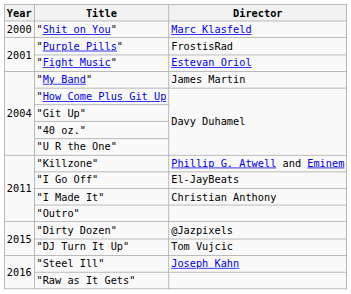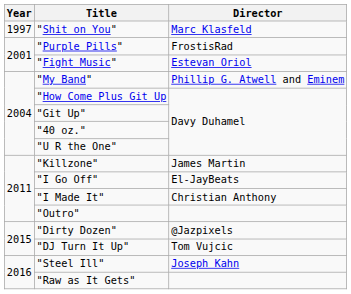(19, 30) 2000 -> (19, 30) 1997
(208, 80) James Martin -> (258, 80) Phillip G. Atwell and Eminem
(258, 163) Phillip G. Atwell and Eminem -> (208, 163) James Martin
